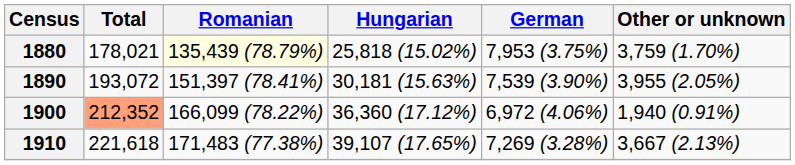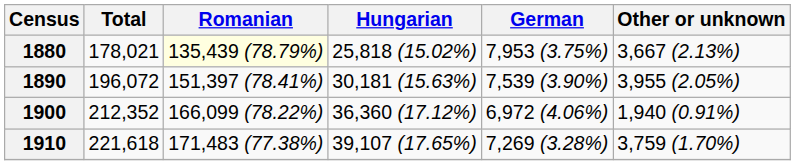(679, 50) 3,759 (1.70%) -> (679, 50) 3,667 (2.13%)
(124, 81) 193,072 -> (124, 81) 196,072
(124, 112) lightsalmon background -> (124, 112) no background
(679, 143) 3,667 (2.13%) -> (679, 143) 3,759 (1.70%)
